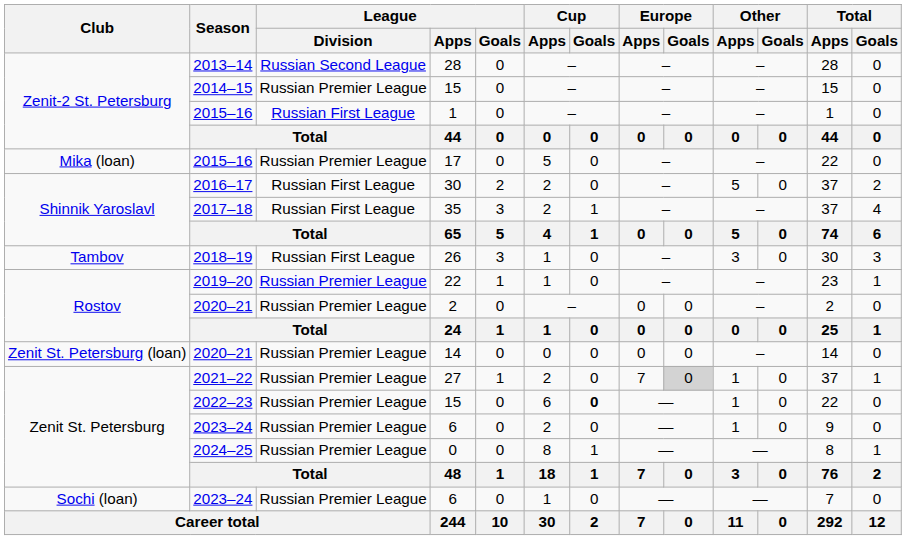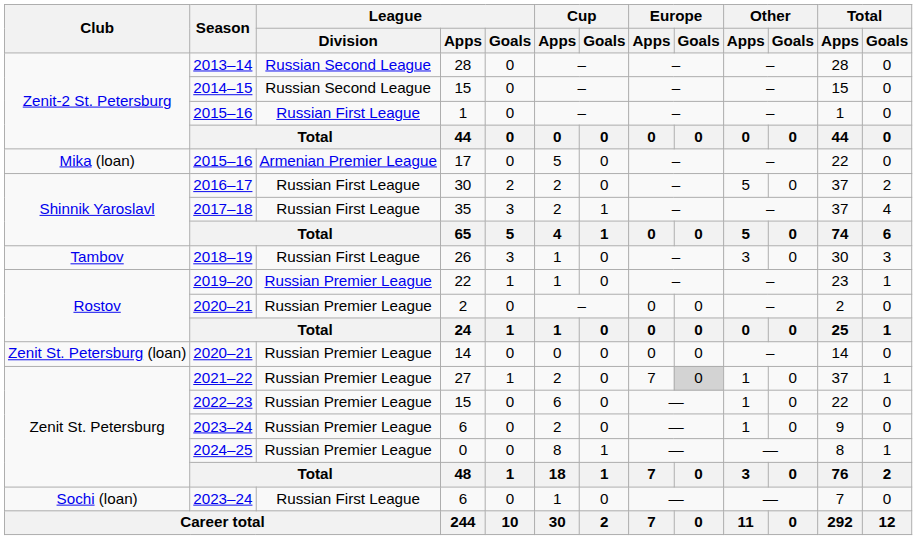(343, 88) Russian Premier League -> (348, 88) Russian Second League
(343, 161) Russian Premier League -> (348, 161) Armenian Premier League
(594, 402) bold -> (604, 402) normal
(343, 498) Russian Premier League -> (348, 498) Russian First League
